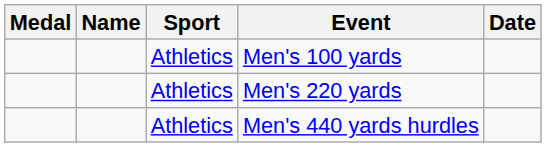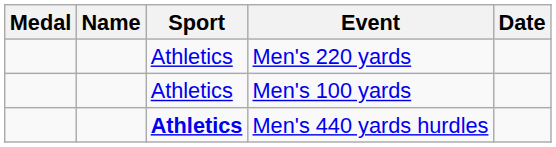rows swapped: (322, 57) <-> (322, 91)
(192, 125) normal -> (197, 125) bold
